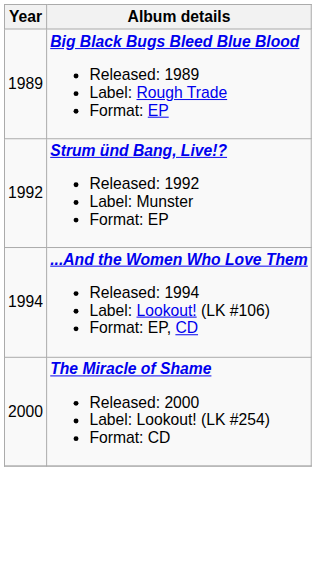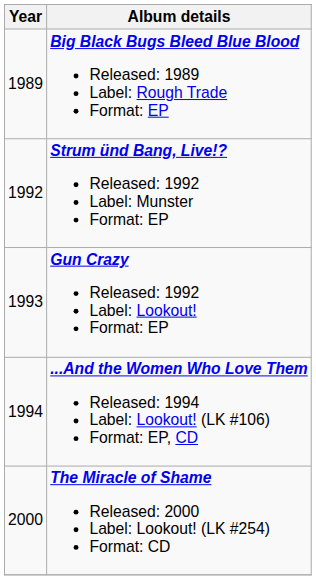+ row: (179, 294)
